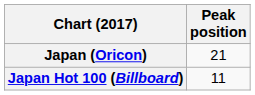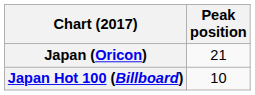(218, 78) 11 -> (218, 78) 10
